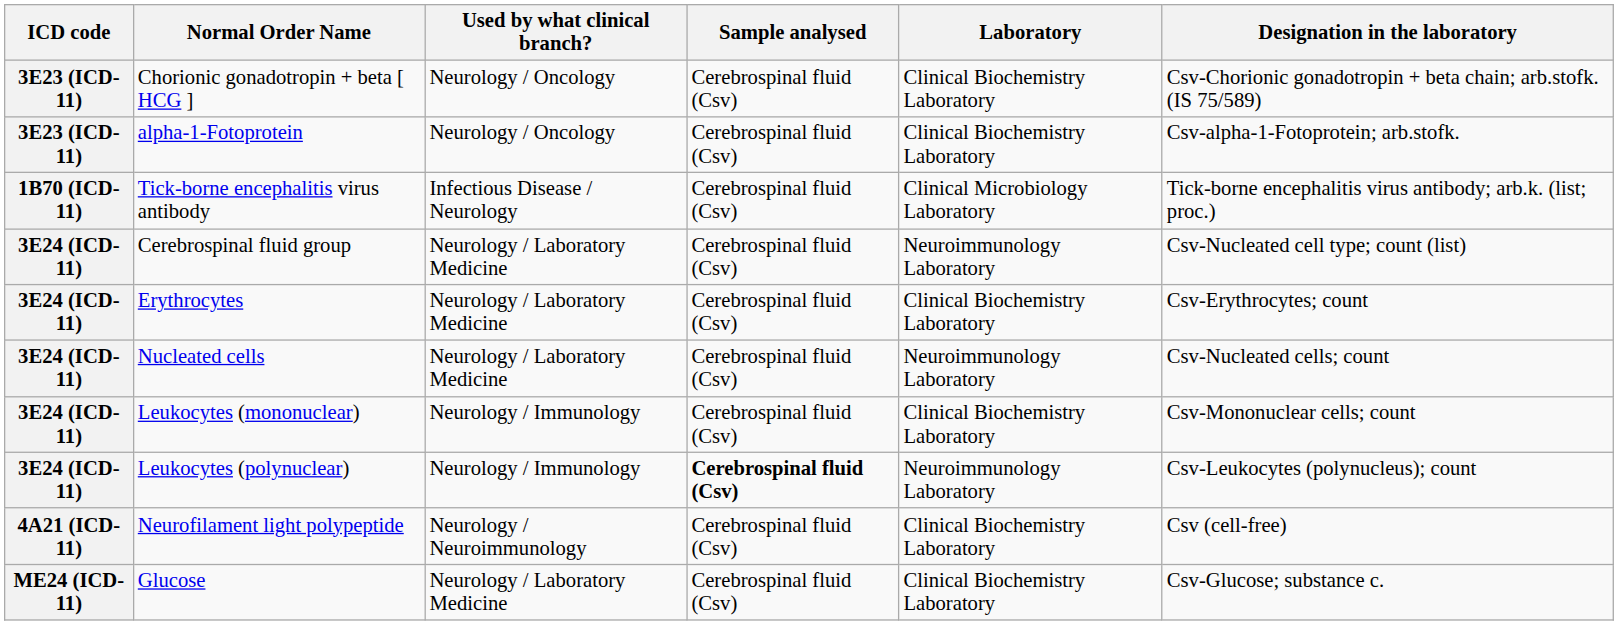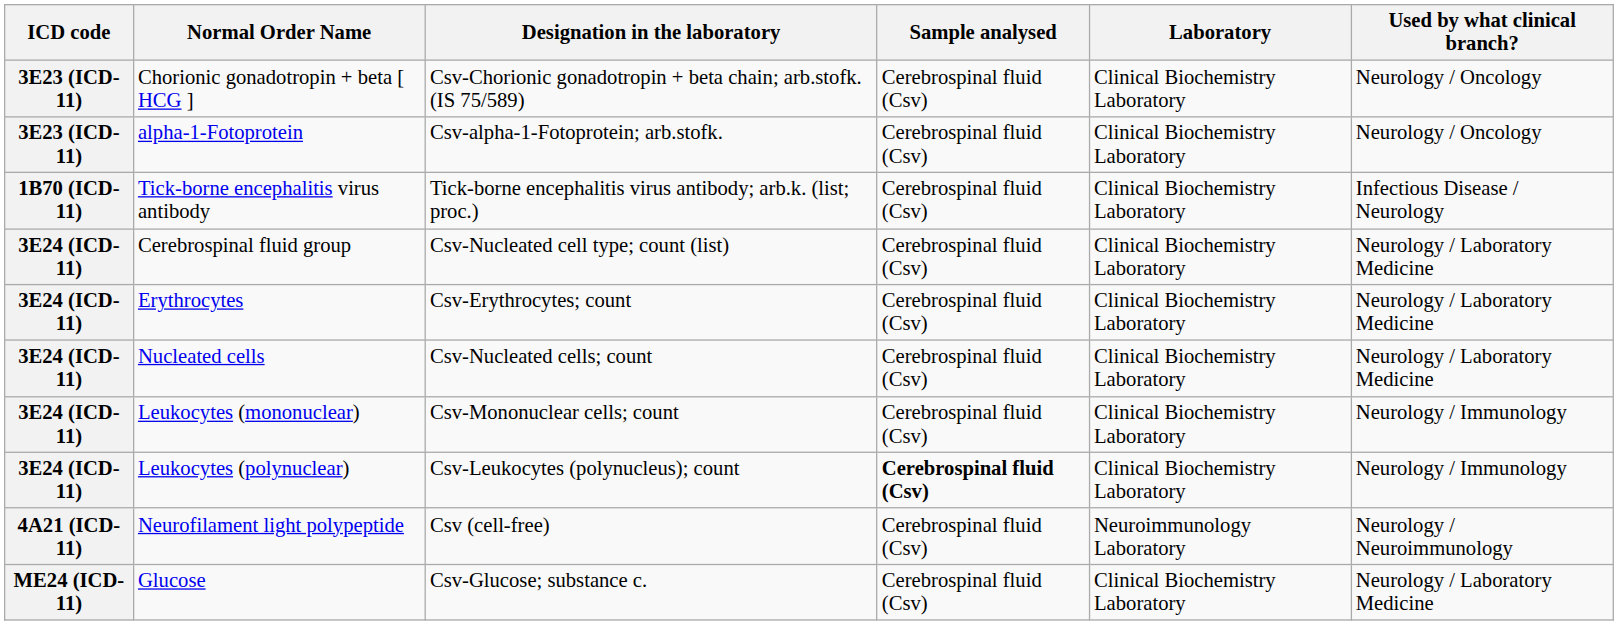columns swapped: (1388, 32) <-> (556, 32)
(995, 200) Clinical Microbiology Laboratory -> (1185, 200) Clinical Biochemistry Laboratory
(982, 256) Neuroimmunology Laboratory -> (1185, 256) Clinical Biochemistry Laboratory
(982, 368) Neuroimmunology Laboratory -> (1185, 368) Clinical Biochemistry Laboratory
(982, 480) Neuroimmunology Laboratory -> (1185, 480) Clinical Biochemistry Laboratory
(994, 536) Clinical Biochemistry Laboratory -> (1173, 536) Neuroimmunology Laboratory
